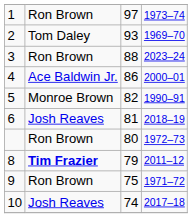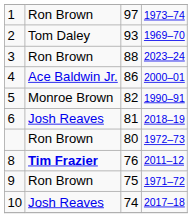(131, 160) 79 -> (131, 160) 76
